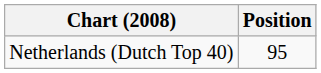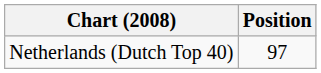(277, 52) 95 -> (277, 52) 97
